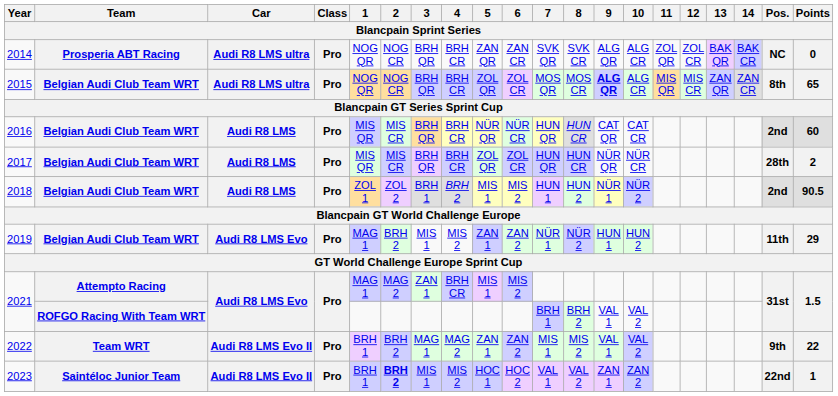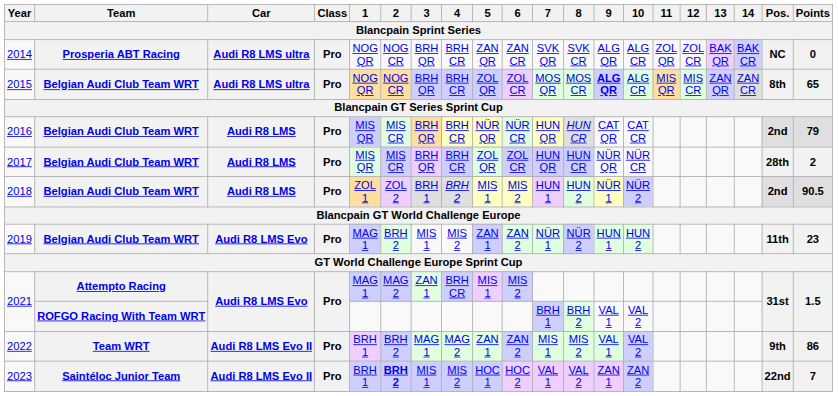(813, 131) 60 -> (813, 131) 79
(813, 239) 29 -> (813, 239) 23
(813, 346) 22 -> (813, 346) 86
(813, 376) 1 -> (813, 376) 7
